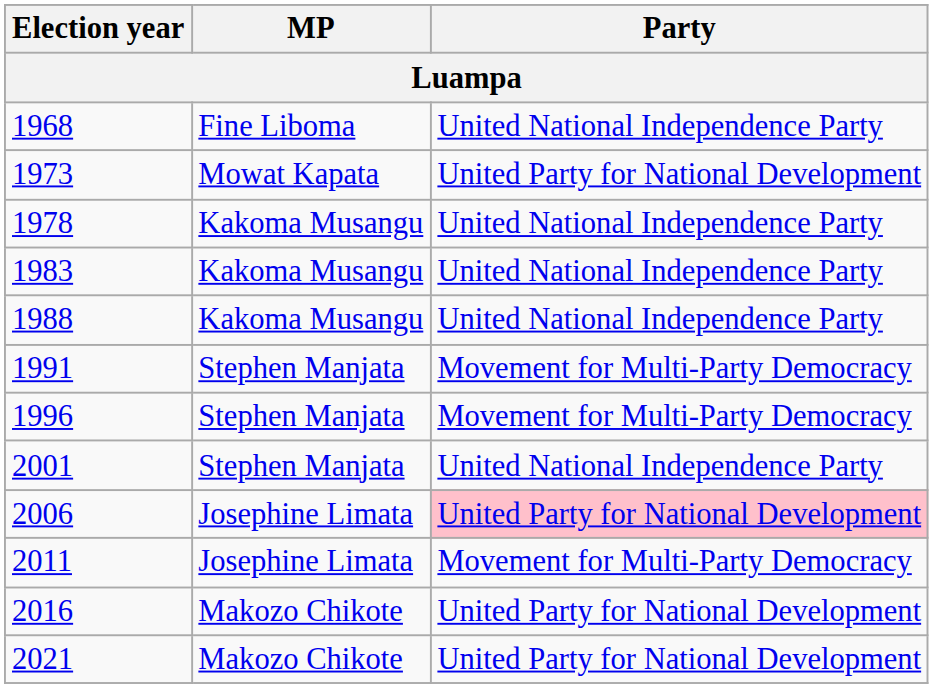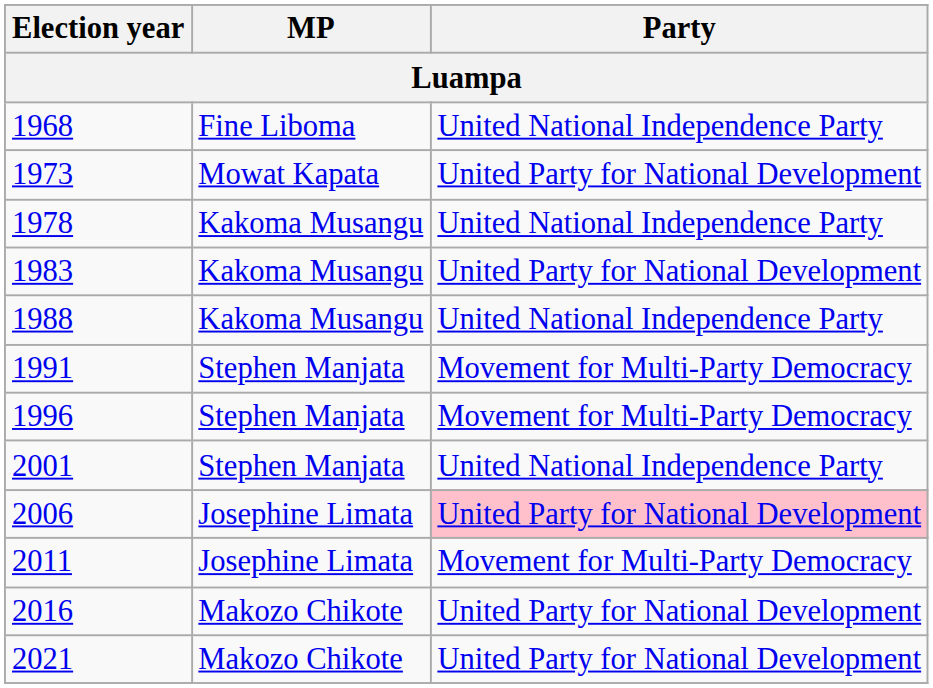(660, 271) United National Independence Party -> (679, 271) United Party for National Development
